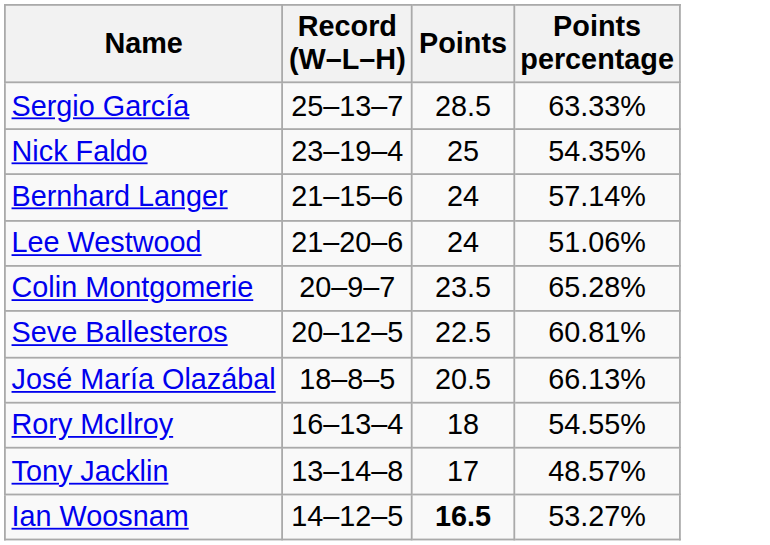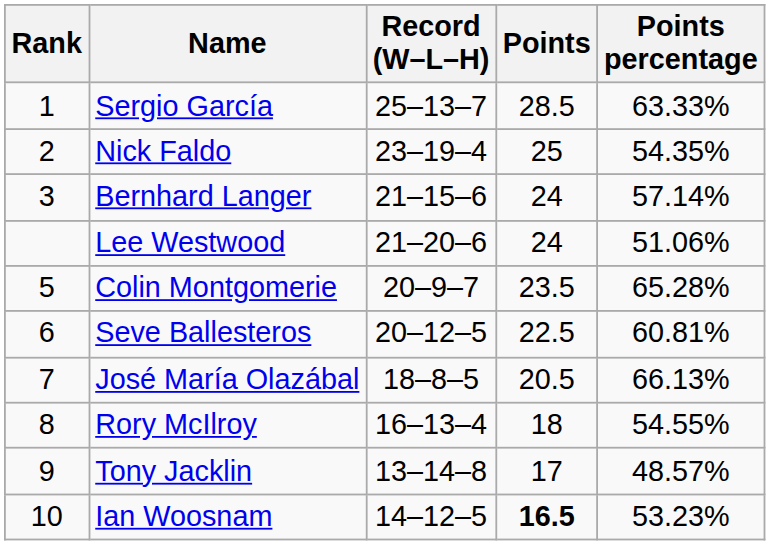+ column: (47, 43)
(597, 516) 53.27% -> (681, 516) 53.23%
